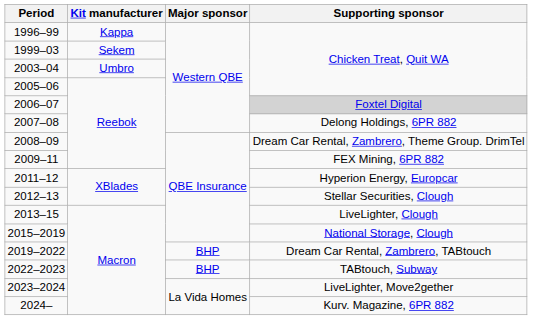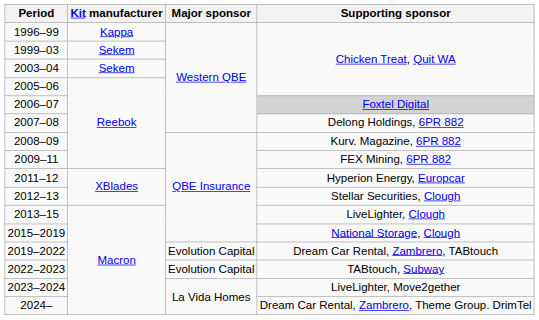(117, 68) Umbro -> (117, 68) Sekem
(389, 141) Dream Car Rental, Zambrero, Theme Group. DrimTel -> (396, 141) Kurv. Magazine, 6PR 882
(208, 251) BHP -> (211, 251) Evolution Capital
(208, 269) BHP -> (211, 269) Evolution Capital
(389, 305) Kurv. Magazine, 6PR 882 -> (396, 305) Dream Car Rental, Zambrero, Theme Group. DrimTel
